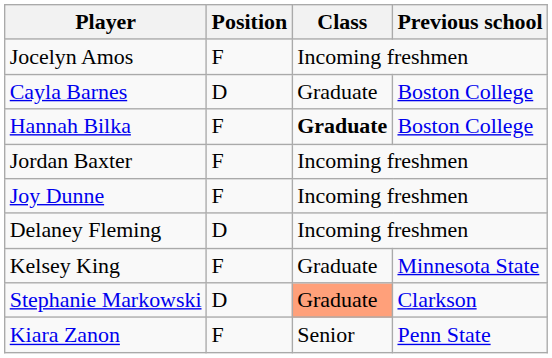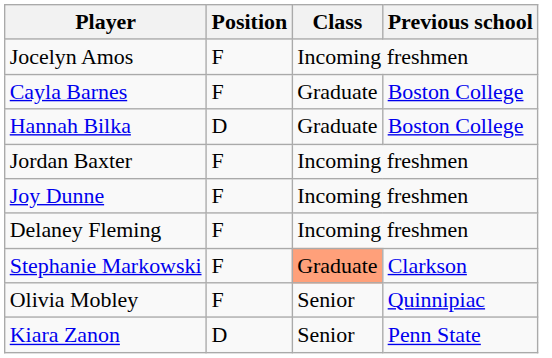(220, 91) D -> (218, 91) F
(218, 126) F -> (220, 126) D
(342, 126) bold -> (337, 126) normal
(220, 230) D -> (218, 230) F
- row: (65, 265)
(220, 299) D -> (218, 265) F
+ row: (74, 299)
(218, 334) F -> (220, 334) D
